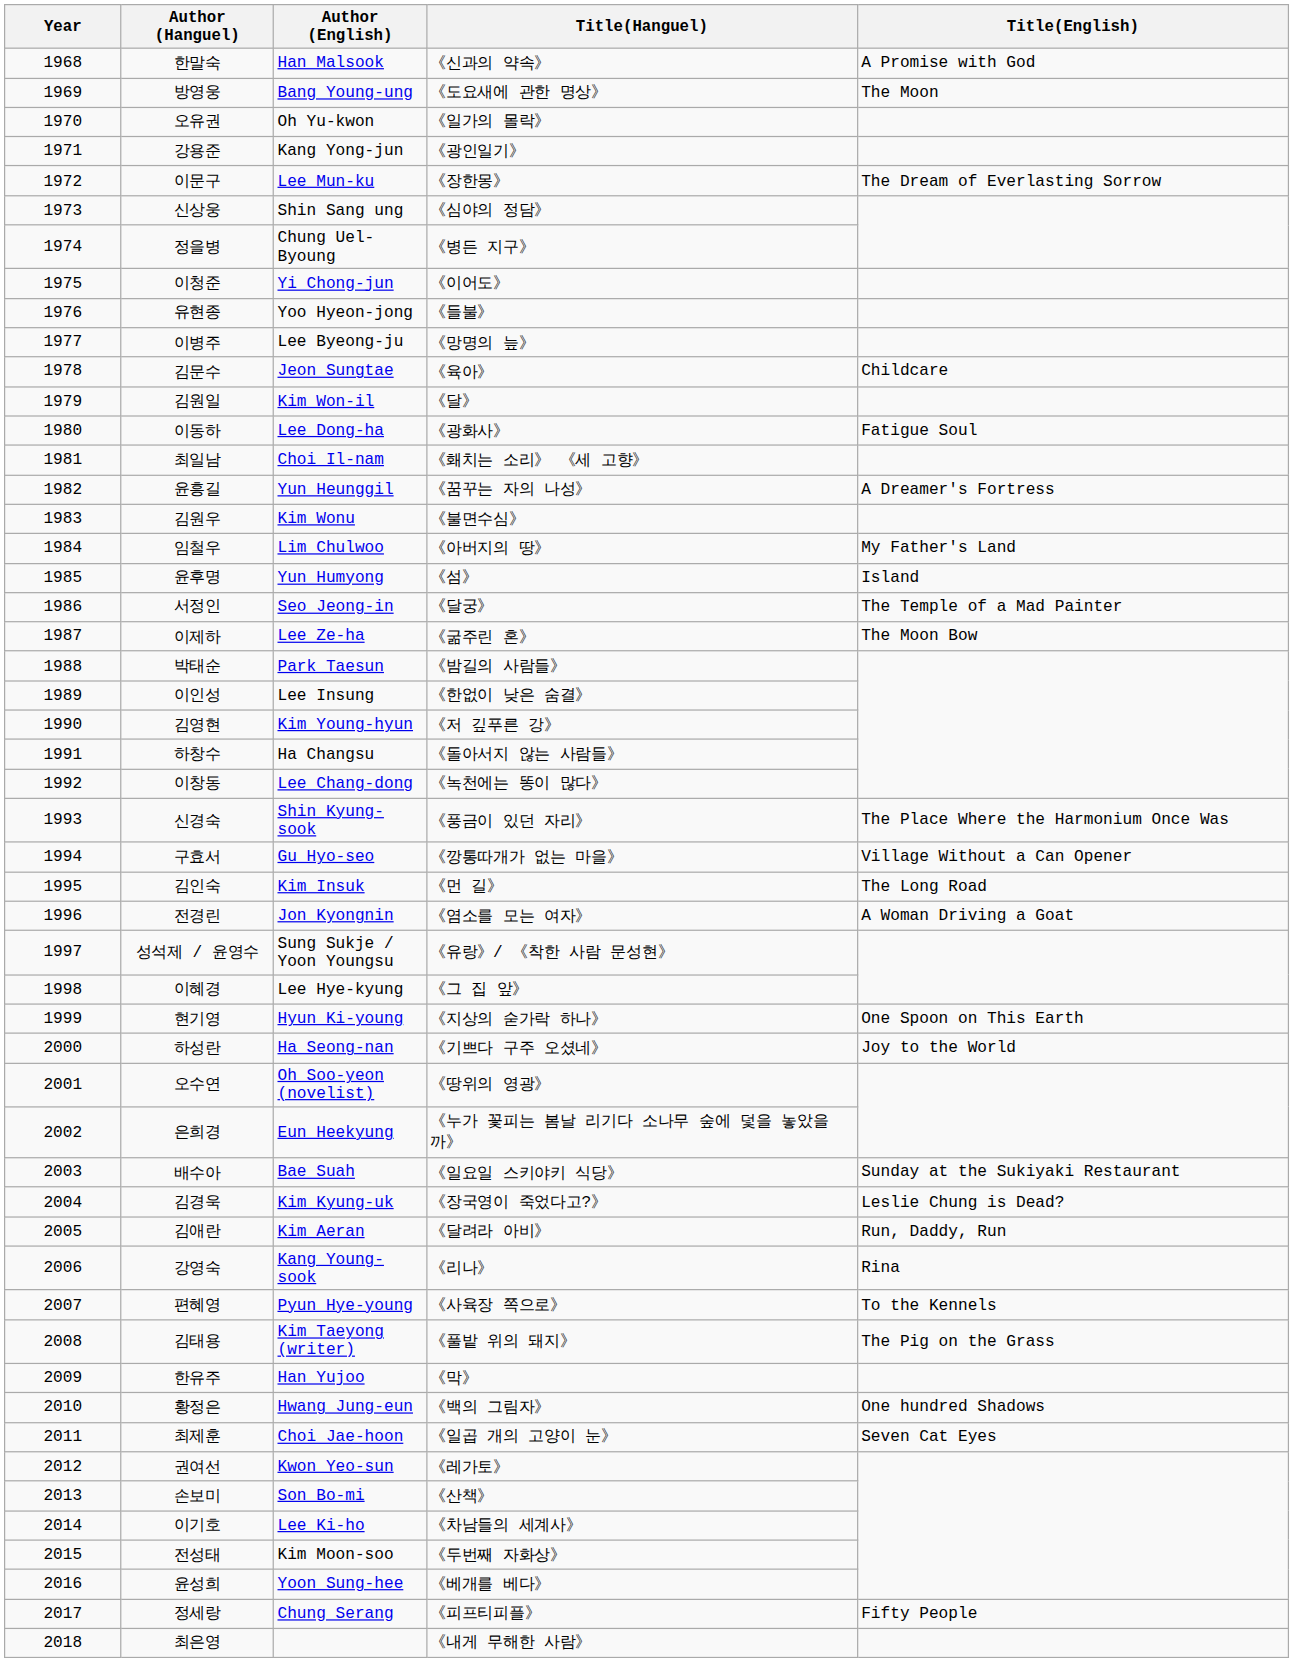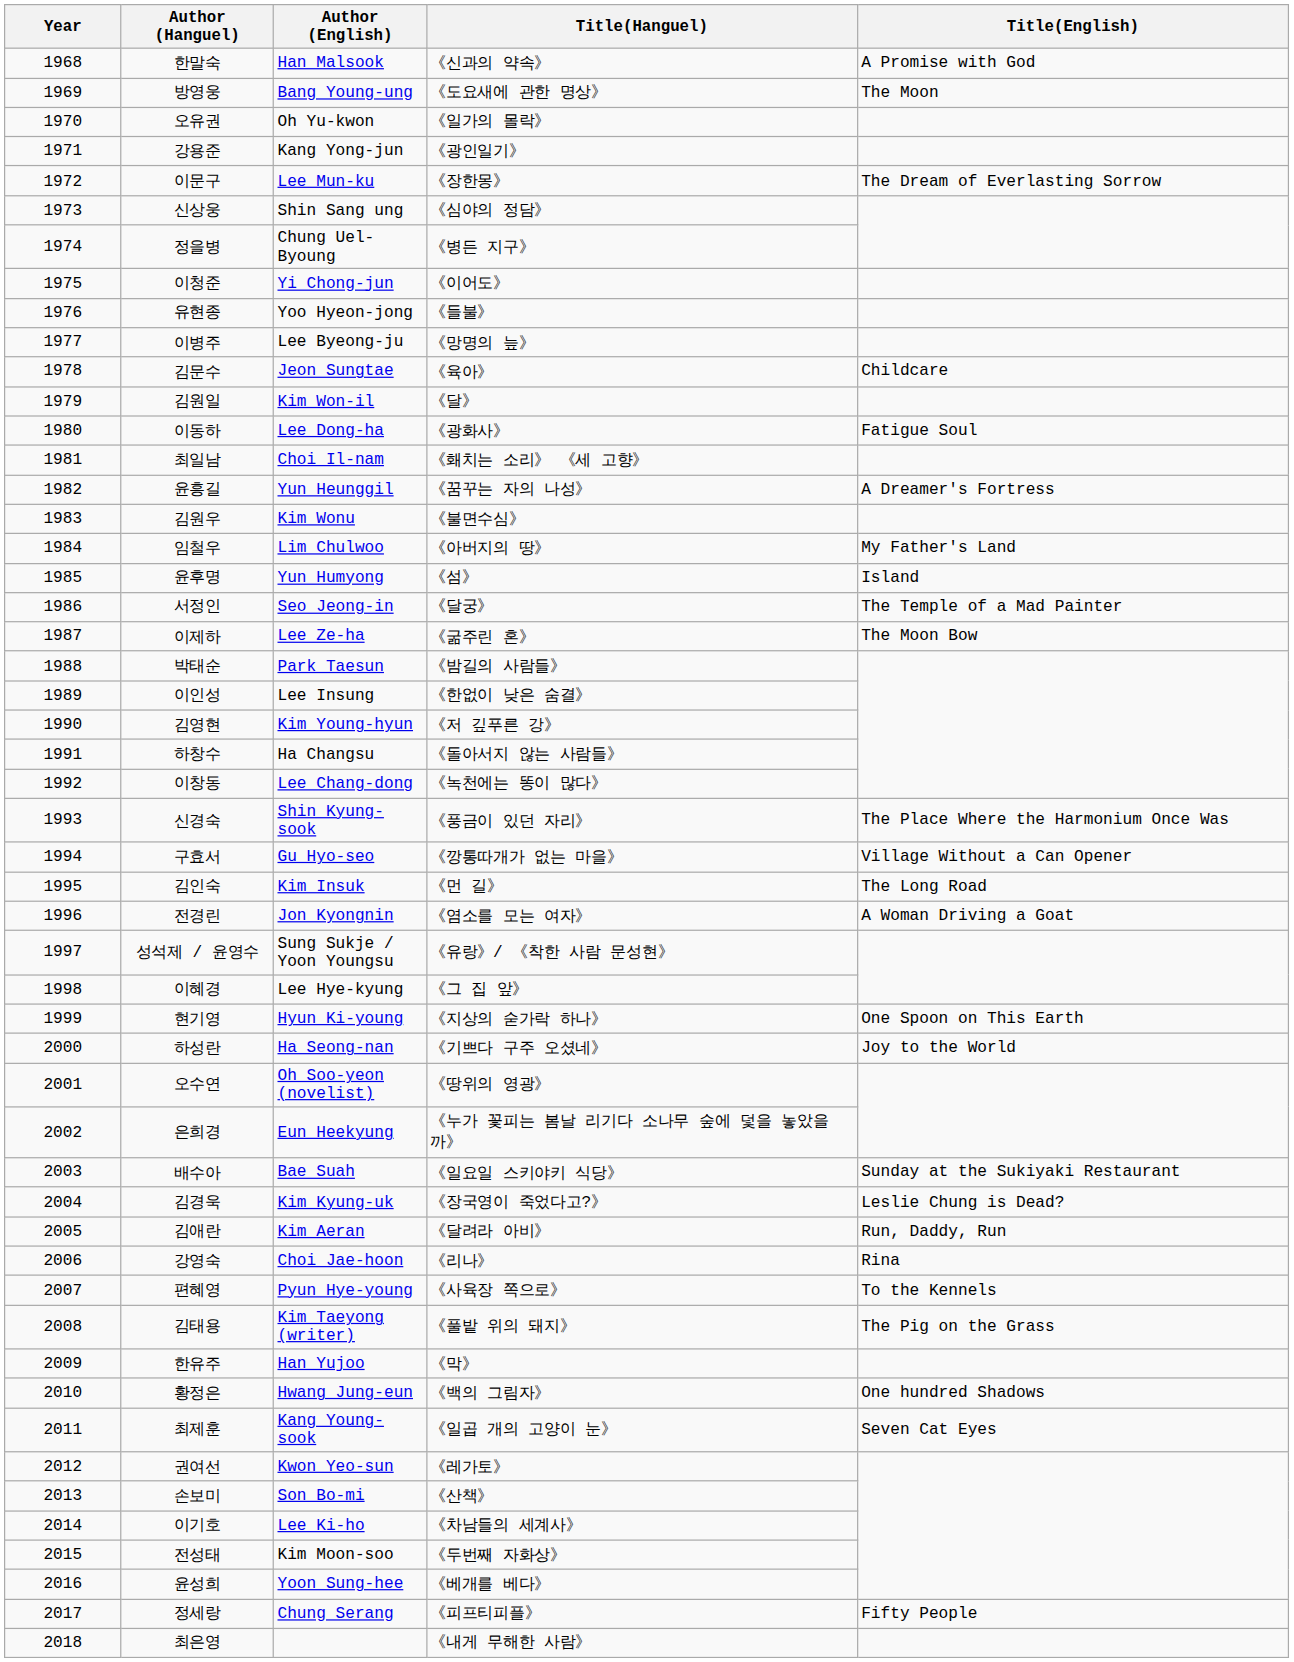(331, 1268) Kang Young-sook -> (340, 1261) Choi Jae-hoon
(340, 1437) Choi Jae-hoon -> (331, 1430) Kang Young-sook
